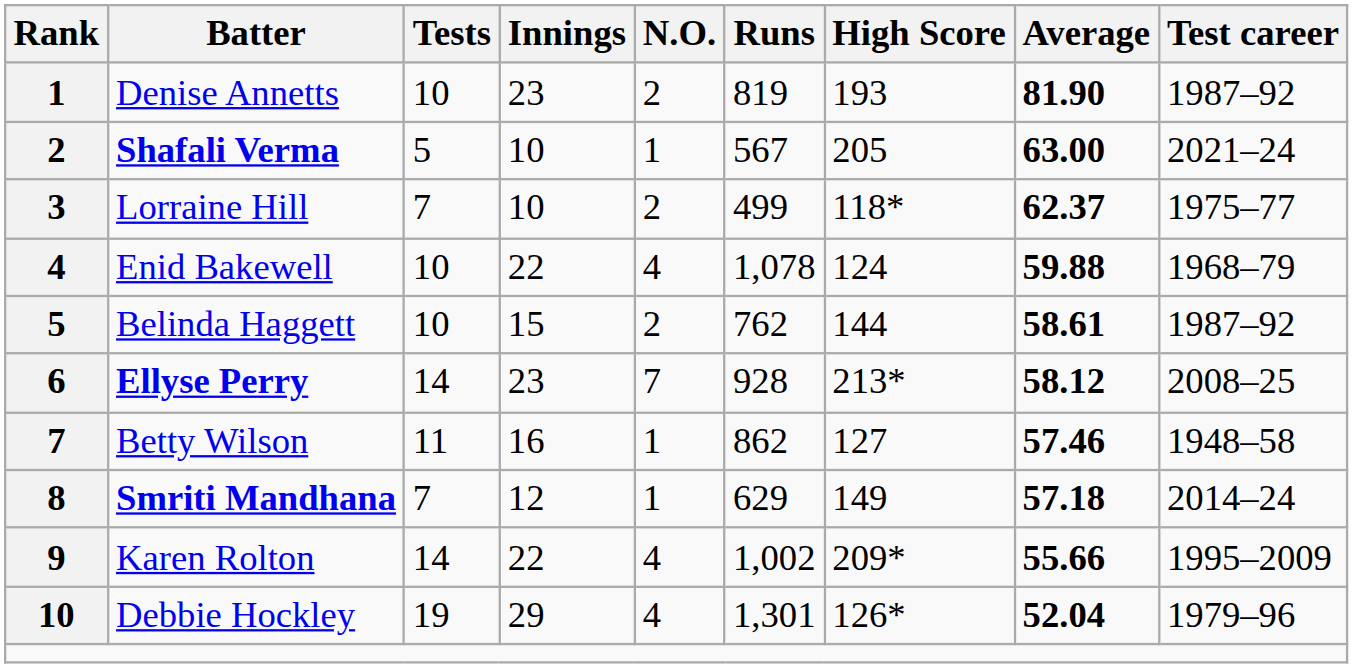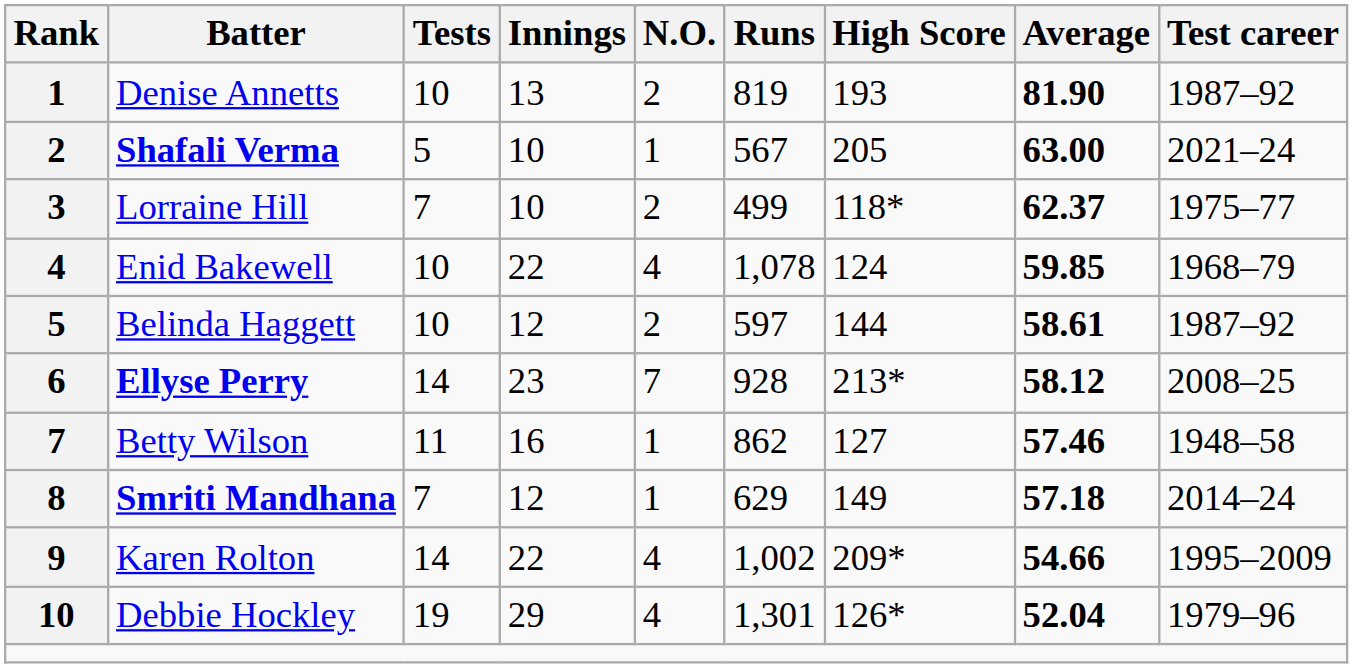(526, 91) 23 -> (526, 91) 13
(1064, 265) 59.88 -> (1064, 265) 59.85
(526, 324) 15 -> (526, 324) 12
(761, 324) 762 -> (761, 324) 597
(1064, 556) 55.66 -> (1064, 556) 54.66
